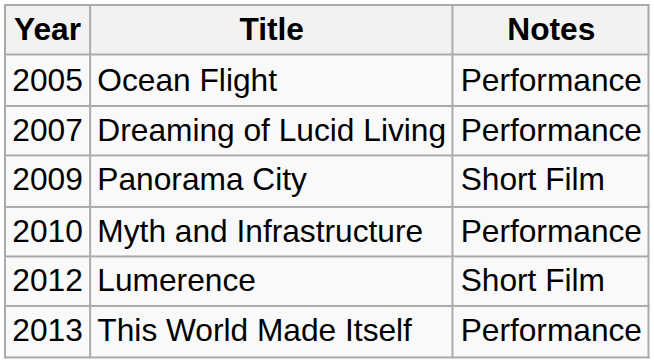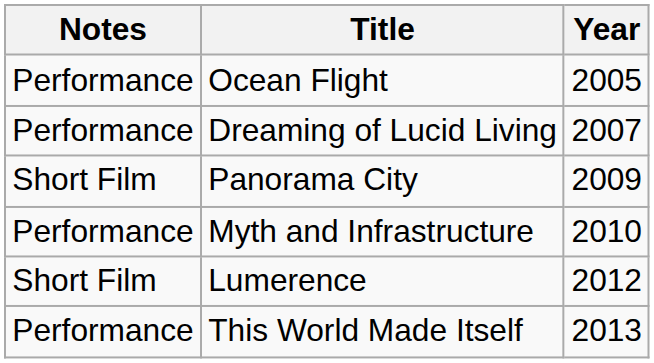columns swapped: (48, 29) <-> (551, 29)
